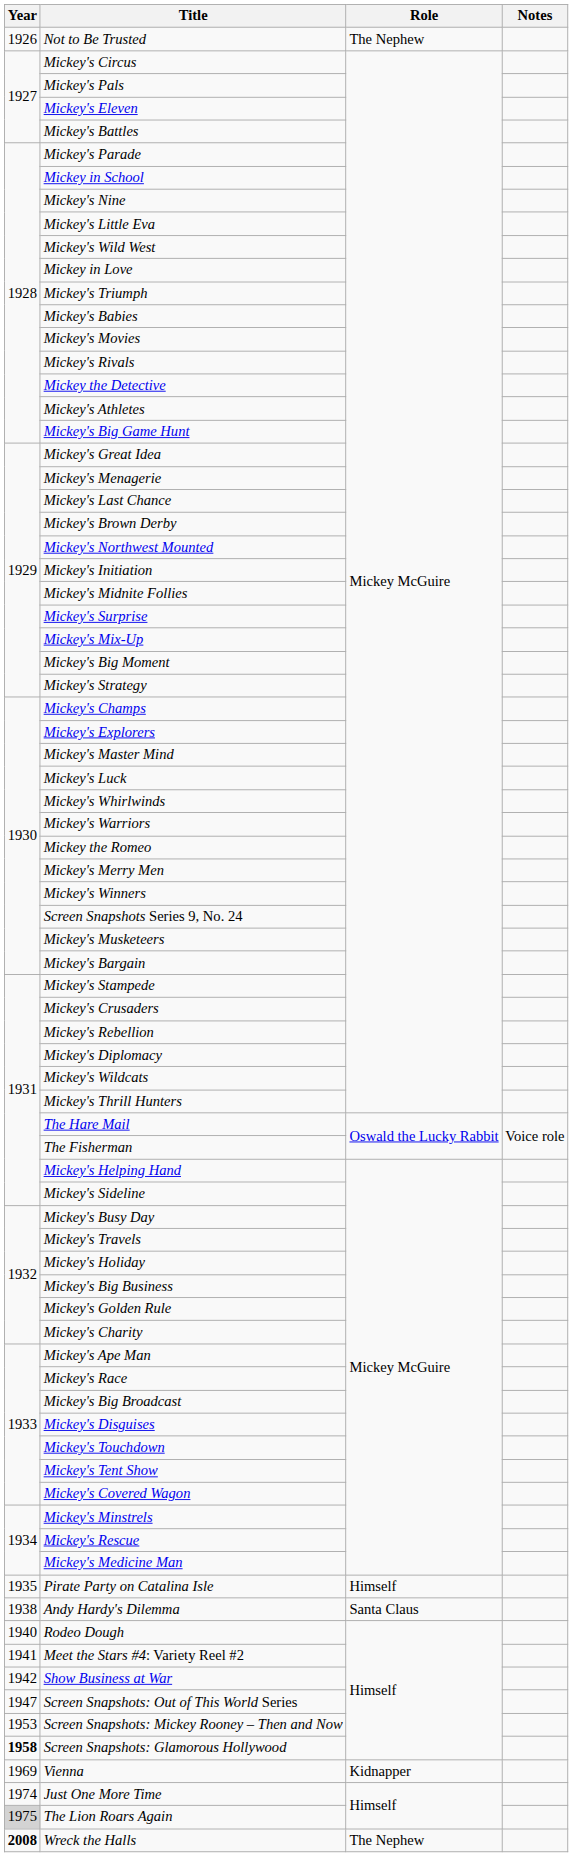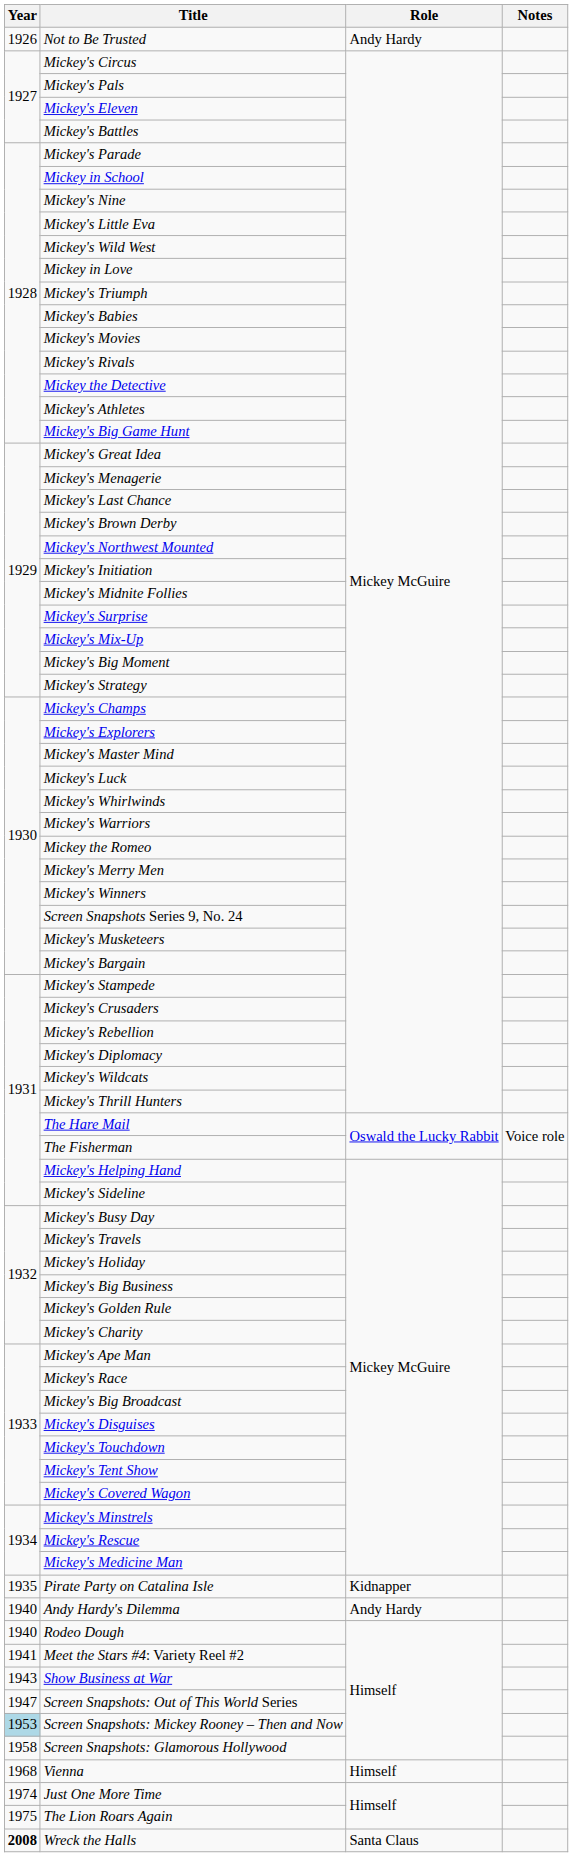(387, 39) The Nephew -> (386, 39) Andy Hardy
(373, 1586) Himself -> (380, 1586) Kidnapper
(22, 1609) 1938 -> (22, 1609) 1940
(384, 1609) Santa Claus -> (386, 1609) Andy Hardy
(22, 1678) 1942 -> (22, 1678) 1943
(22, 1724) no background -> (22, 1724) lightblue background
(22, 1747) bold -> (22, 1747) normal
(22, 1770) 1969 -> (22, 1770) 1968
(380, 1770) Kidnapper -> (373, 1770) Himself
(22, 1817) lightgrey background -> (22, 1817) no background
(387, 1840) The Nephew -> (384, 1840) Santa Claus
